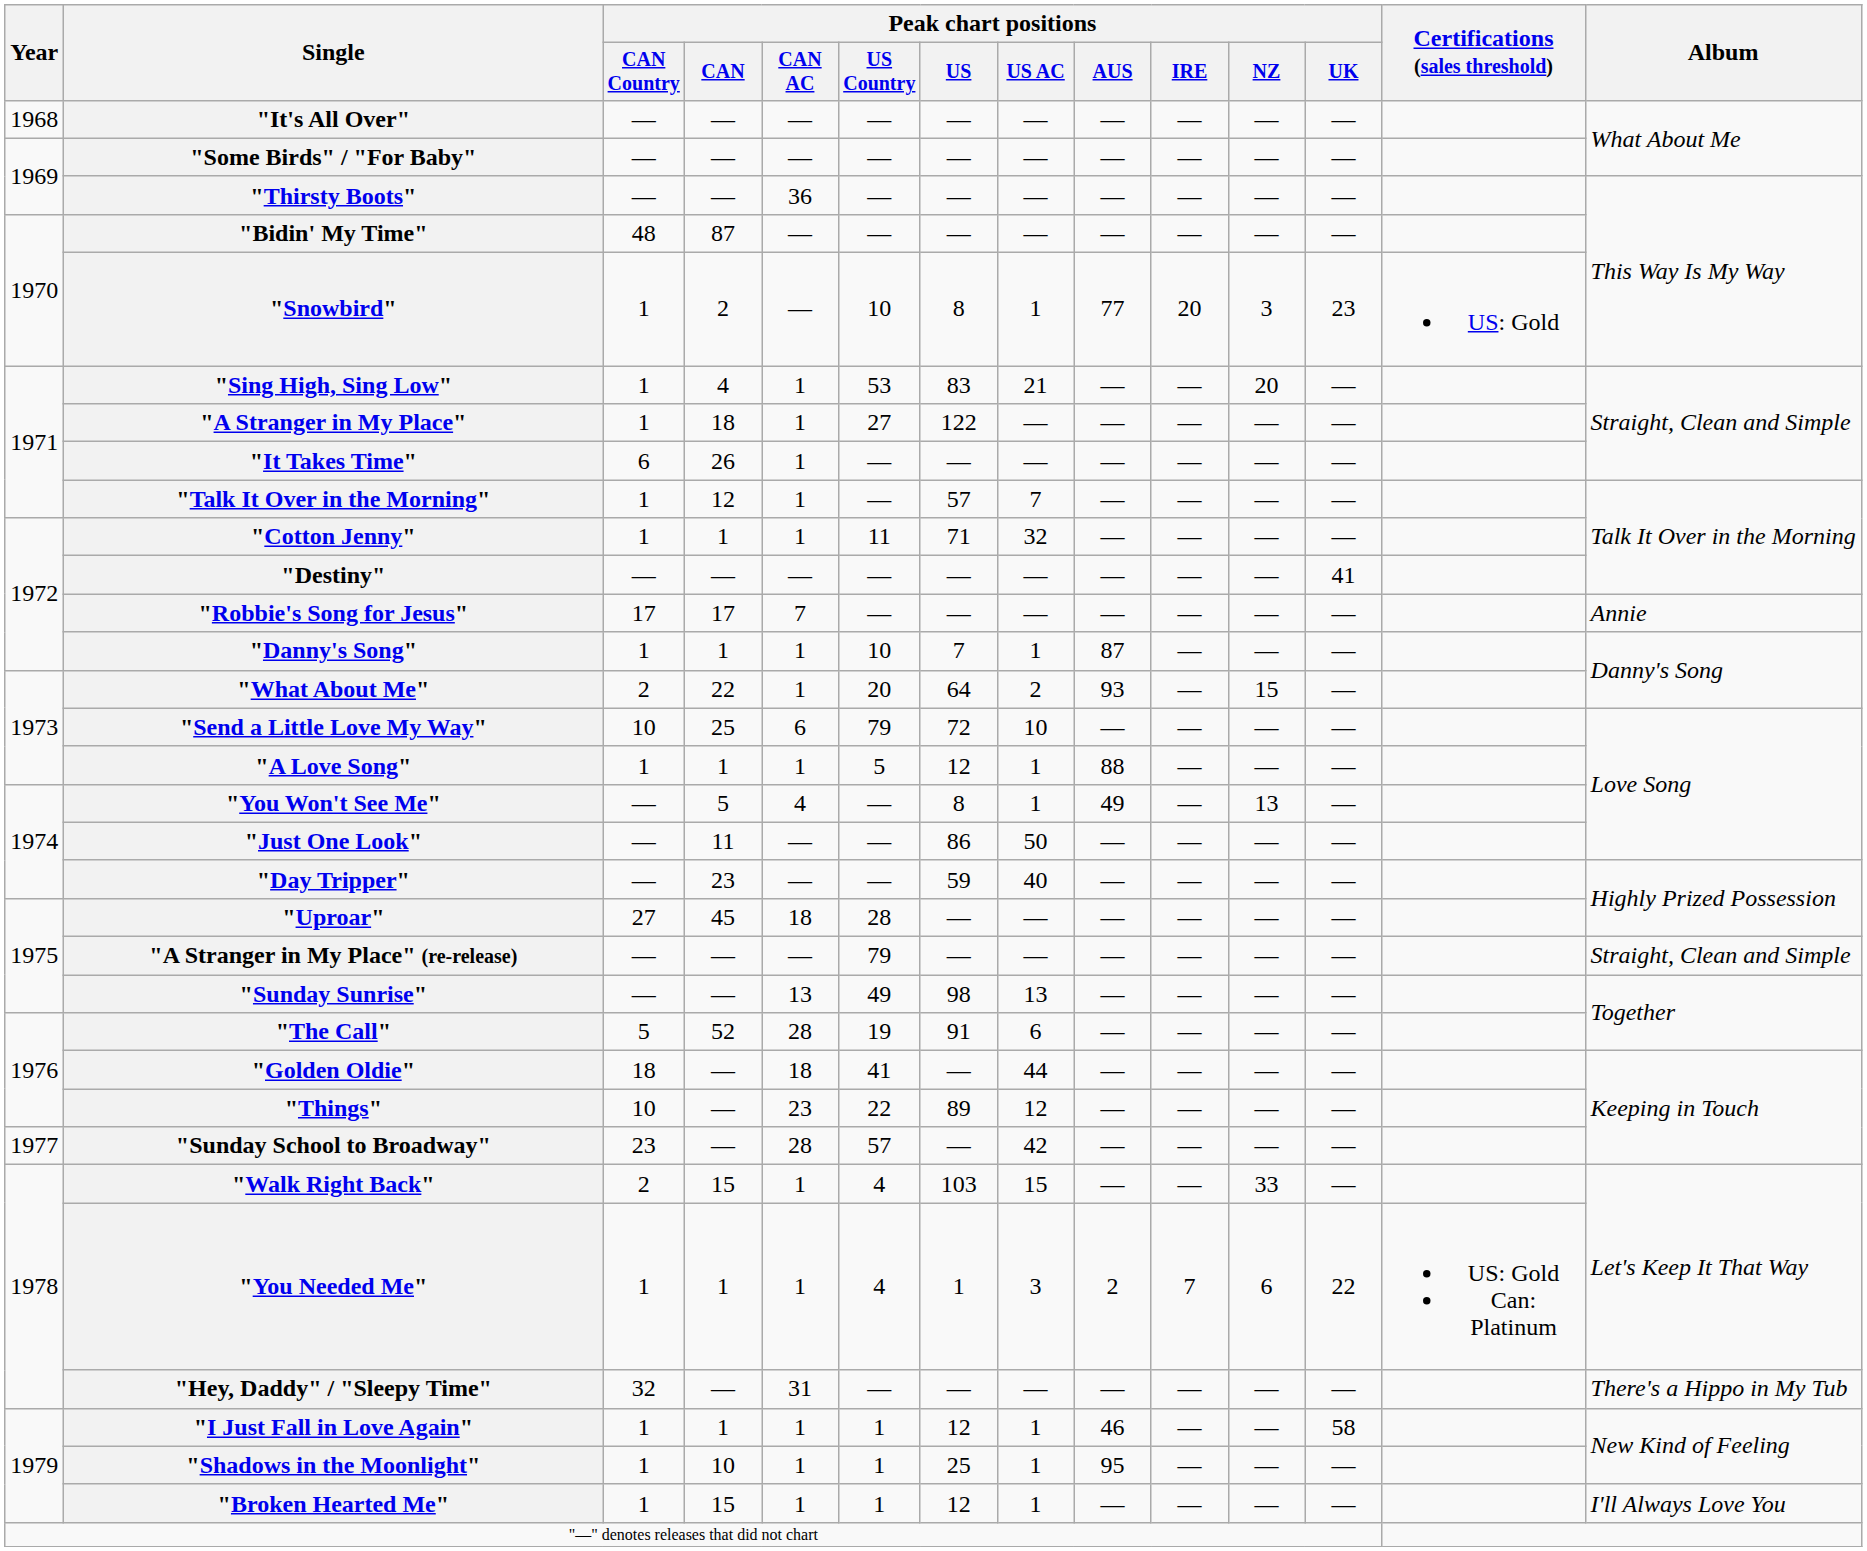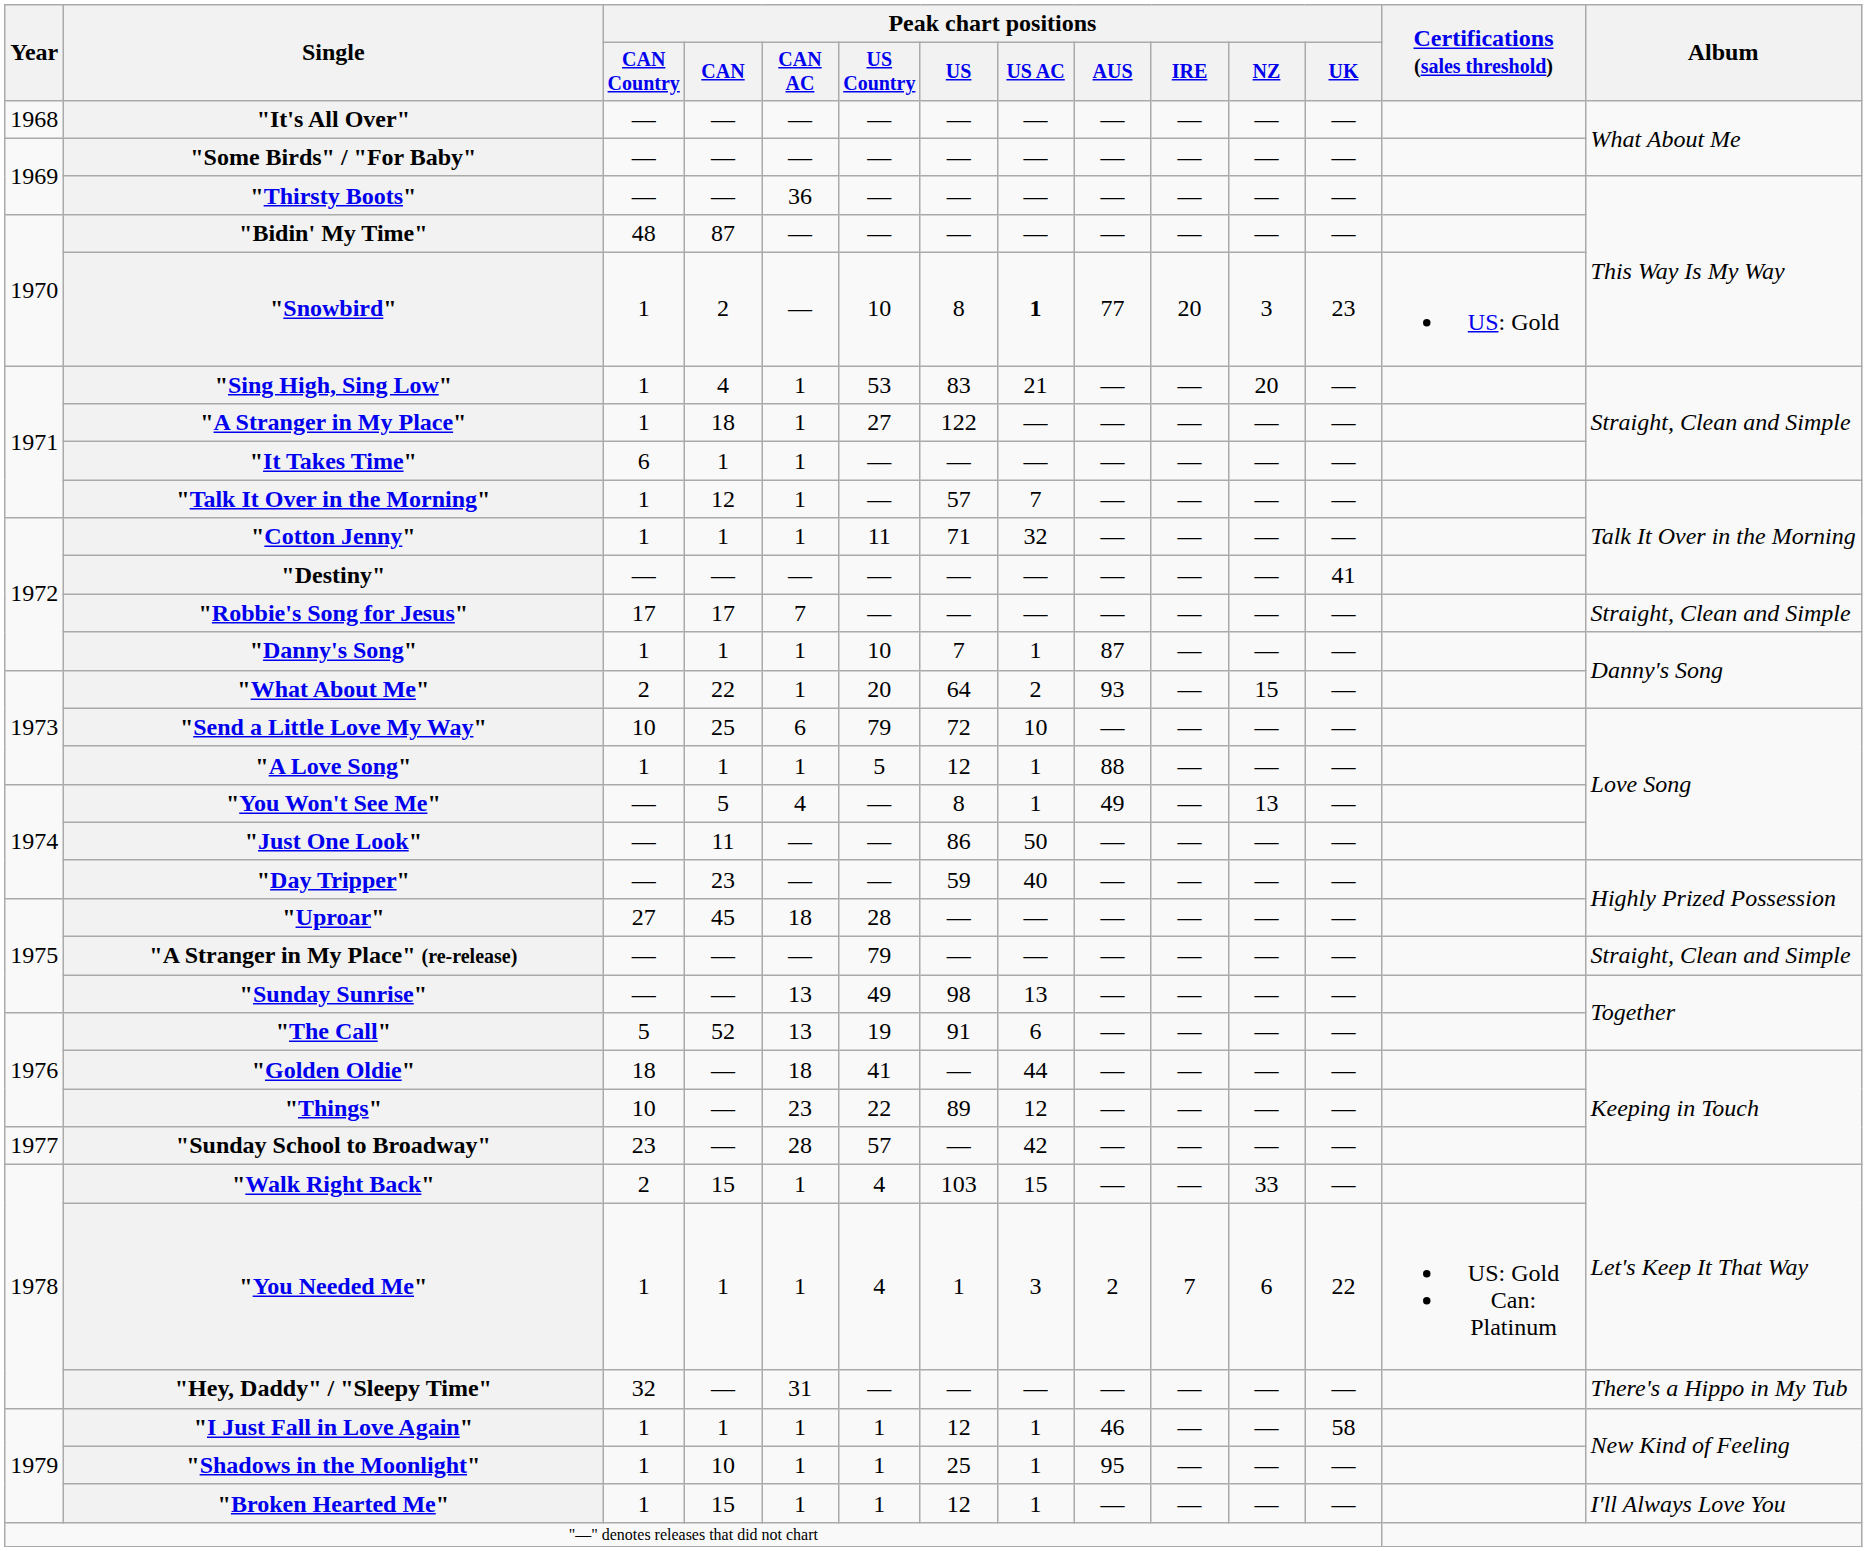(1036, 308) normal -> (1036, 308) bold
(723, 460) 26 -> (723, 460) 1
(1619, 612) Annie -> (1721, 612) Straight, Clean and Simple
(800, 1031) 28 -> (800, 1031) 13
